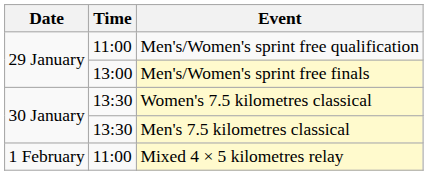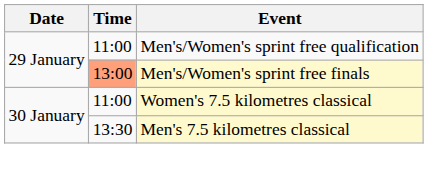(113, 73) no background -> (113, 73) lightsalmon background
(113, 101) 13:30 -> (112, 101) 11:00
- row: (242, 156)
